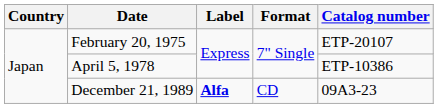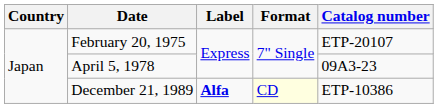(357, 66) ETP-10386 -> (349, 66) 09A3-23
(267, 90) no background -> (267, 90) lightyellow background
(349, 90) 09A3-23 -> (357, 90) ETP-10386
